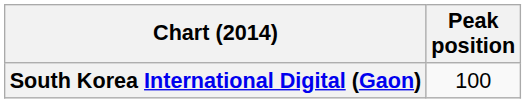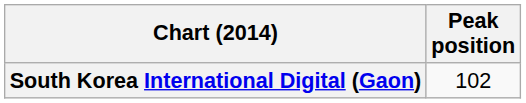(473, 80) 100 -> (473, 80) 102
